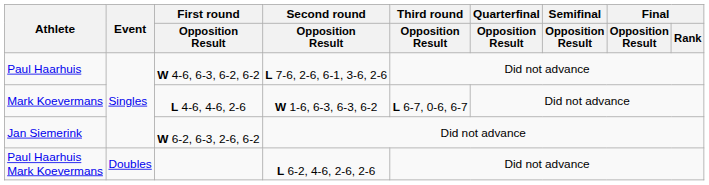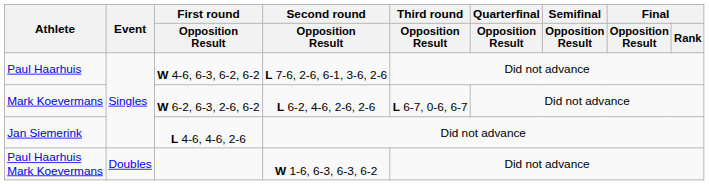(208, 108) L 4-6, 4-6, 2-6 -> (208, 108) W 6-2, 6-3, 2-6, 6-2
(326, 108) W 1-6, 6-3, 6-3, 6-2 -> (326, 108) L 6-2, 4-6, 2-6, 2-6
(208, 139) W 6-2, 6-3, 2-6, 6-2 -> (208, 139) L 4-6, 4-6, 2-6
(326, 171) L 6-2, 4-6, 2-6, 2-6 -> (326, 171) W 1-6, 6-3, 6-3, 6-2
